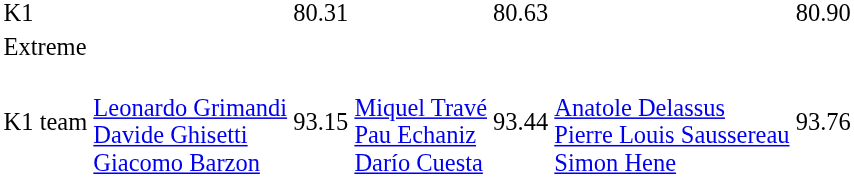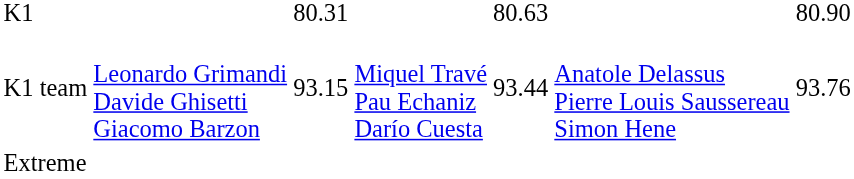rows swapped: (45, 121) <-> (45, 46)
